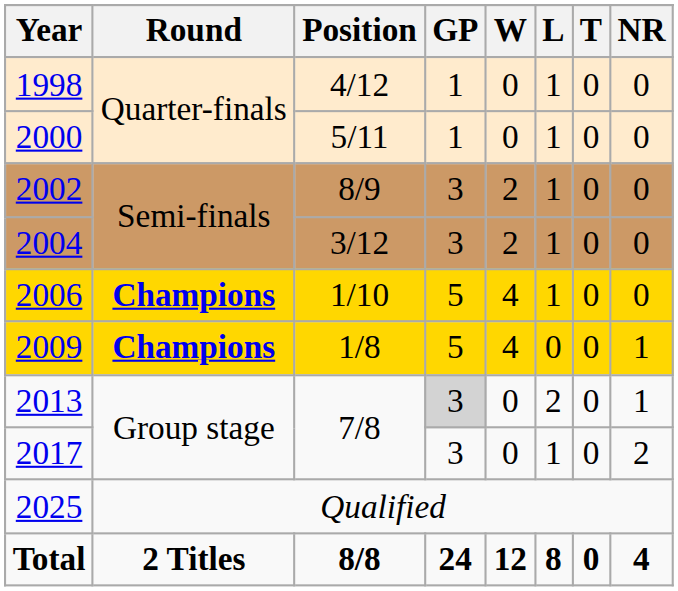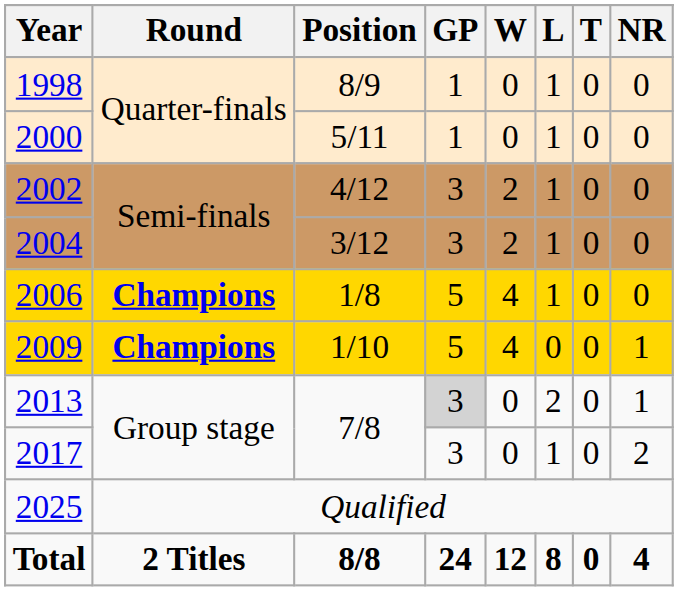(359, 83) 4/12 -> (359, 83) 8/9
(359, 189) 8/9 -> (359, 189) 4/12
(359, 294) 1/10 -> (359, 294) 1/8
(359, 347) 1/8 -> (359, 347) 1/10
